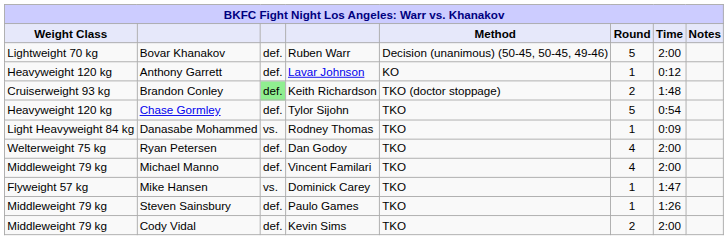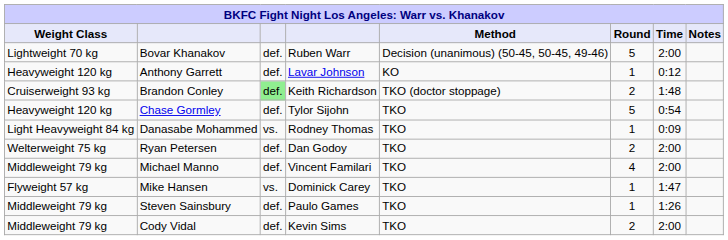(632, 148) 4 -> (632, 148) 2
